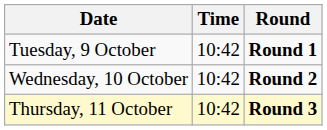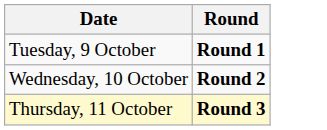- column: (218, 19)
